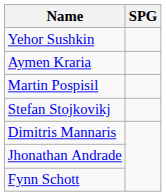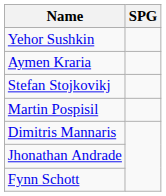rows swapped: (59, 109) <-> (53, 86)
